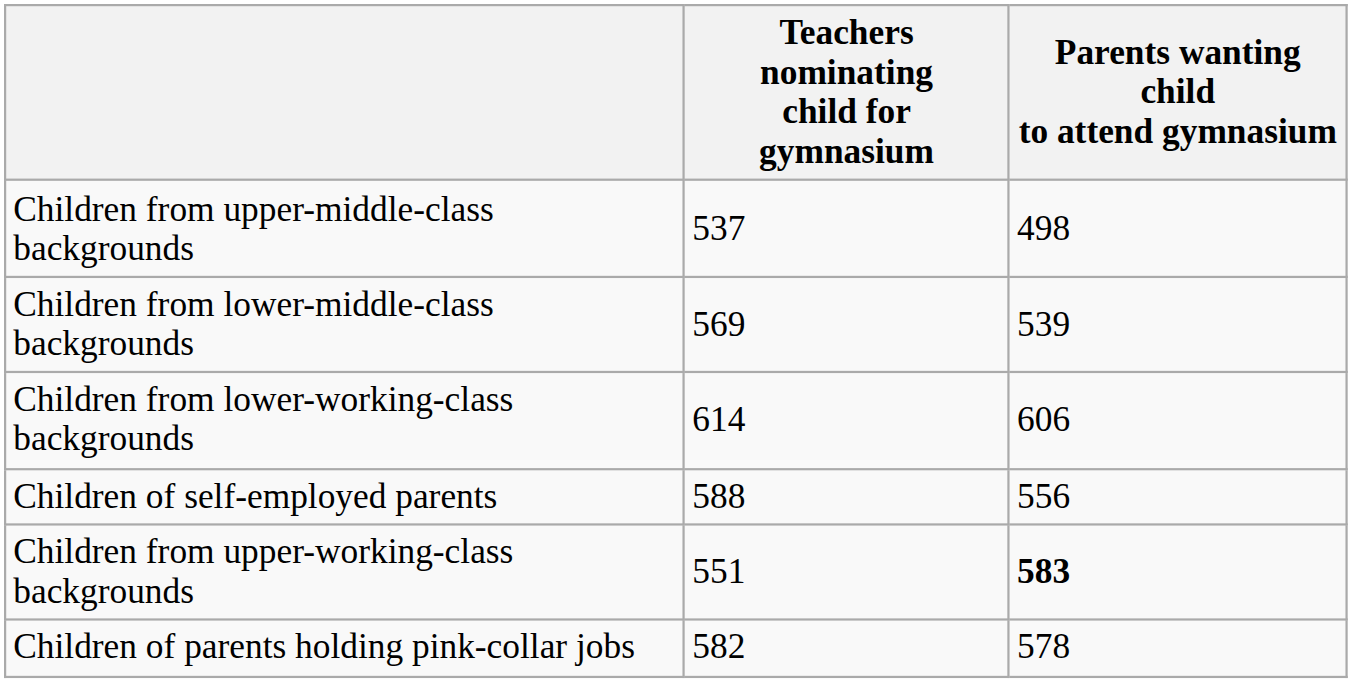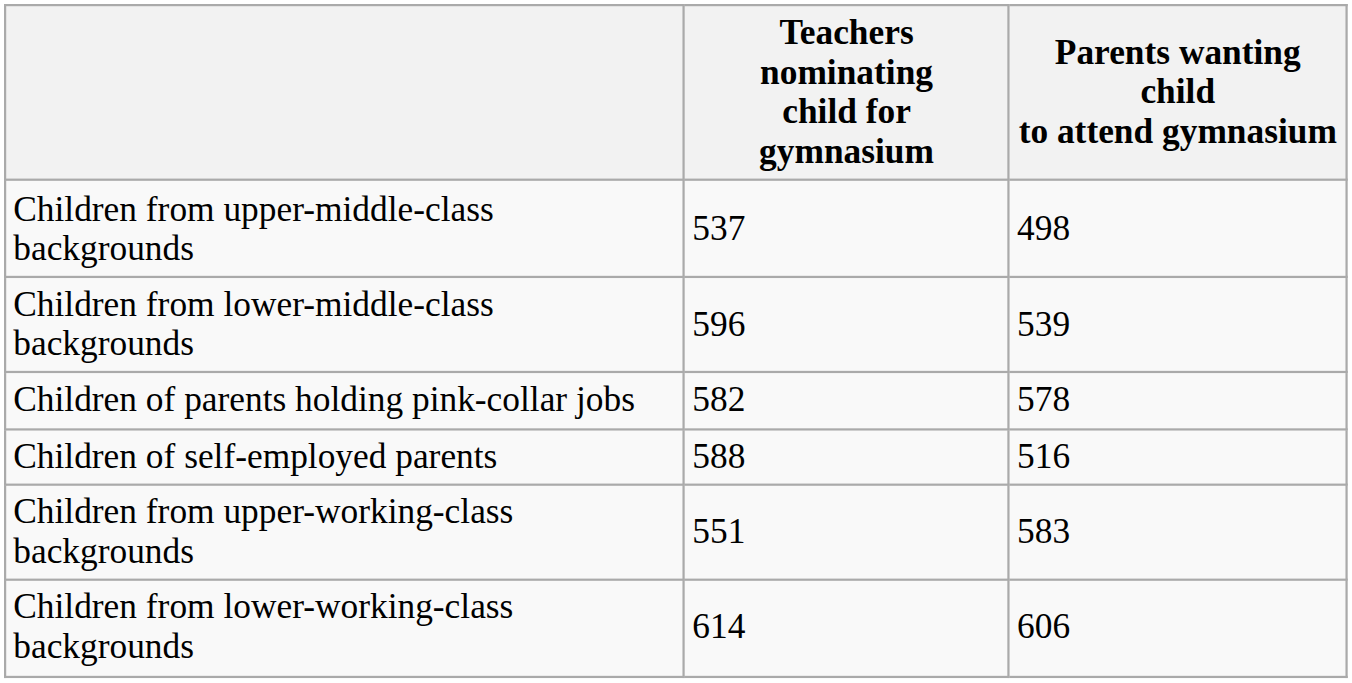(719, 323) 569 -> (719, 323) 596
rows swapped: (324, 647) <-> (263, 419)
(1044, 495) 556 -> (1044, 455) 516
(1044, 571) bold -> (1044, 531) normal
